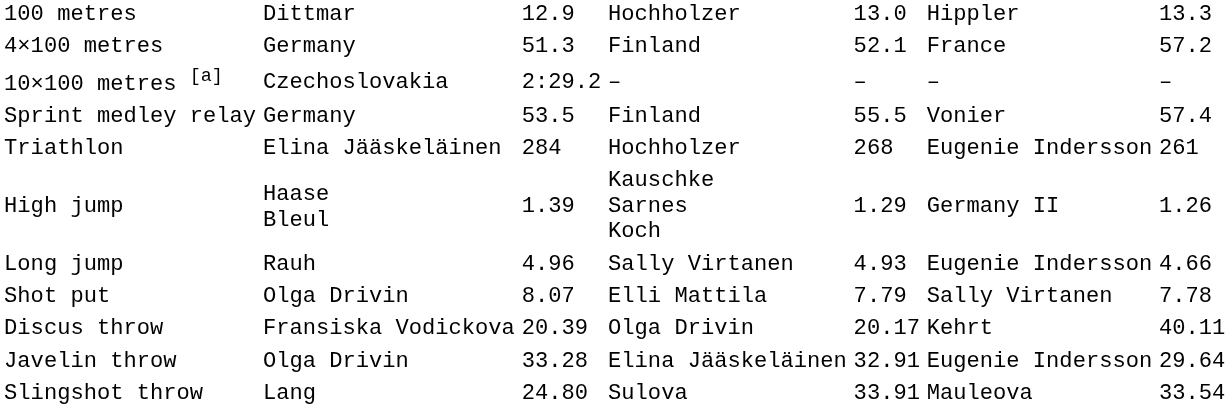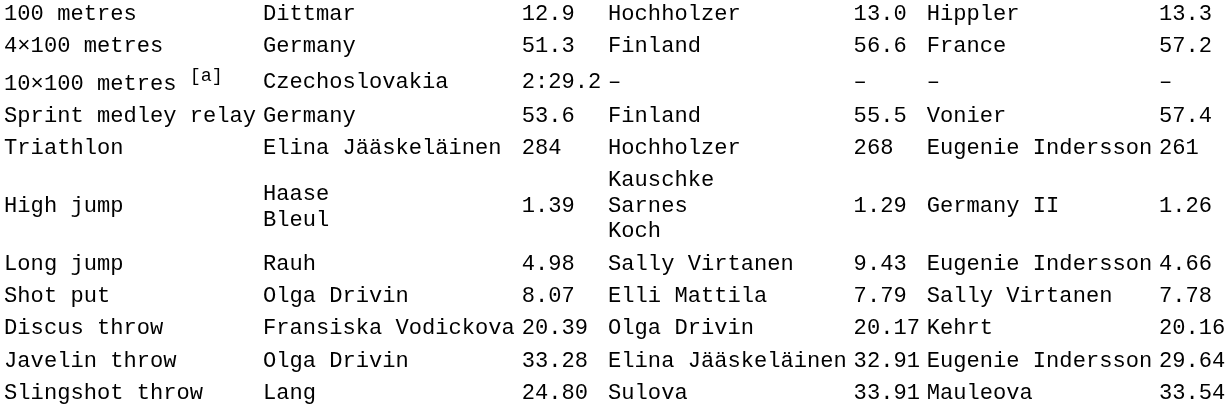(880, 46) 52.1 -> (880, 46) 56.6
(548, 116) 53.5 -> (548, 116) 53.6
(548, 264) 4.96 -> (548, 264) 4.98
(880, 264) 4.93 -> (880, 264) 9.43
(1192, 329) 40.11 -> (1192, 329) 20.16
